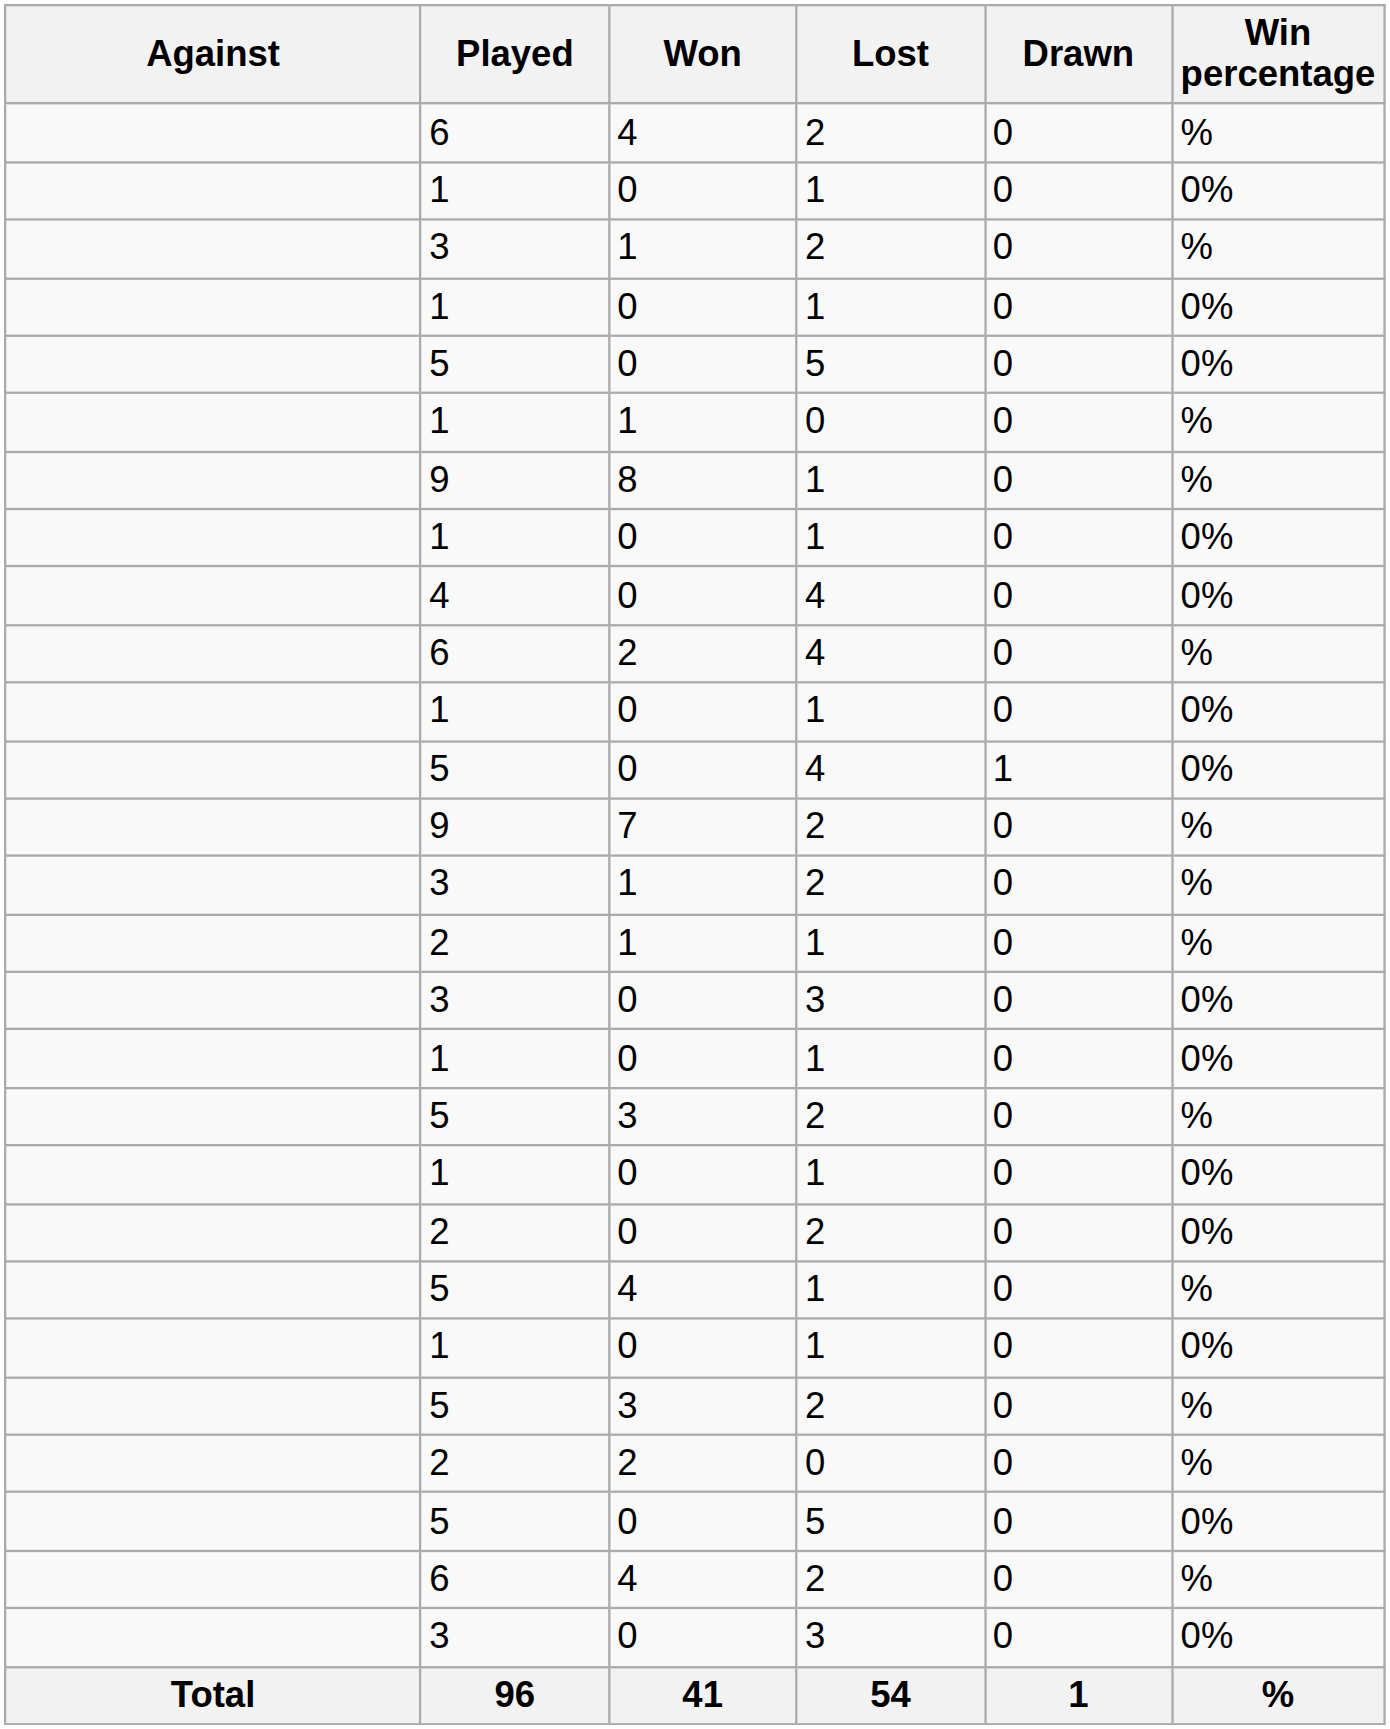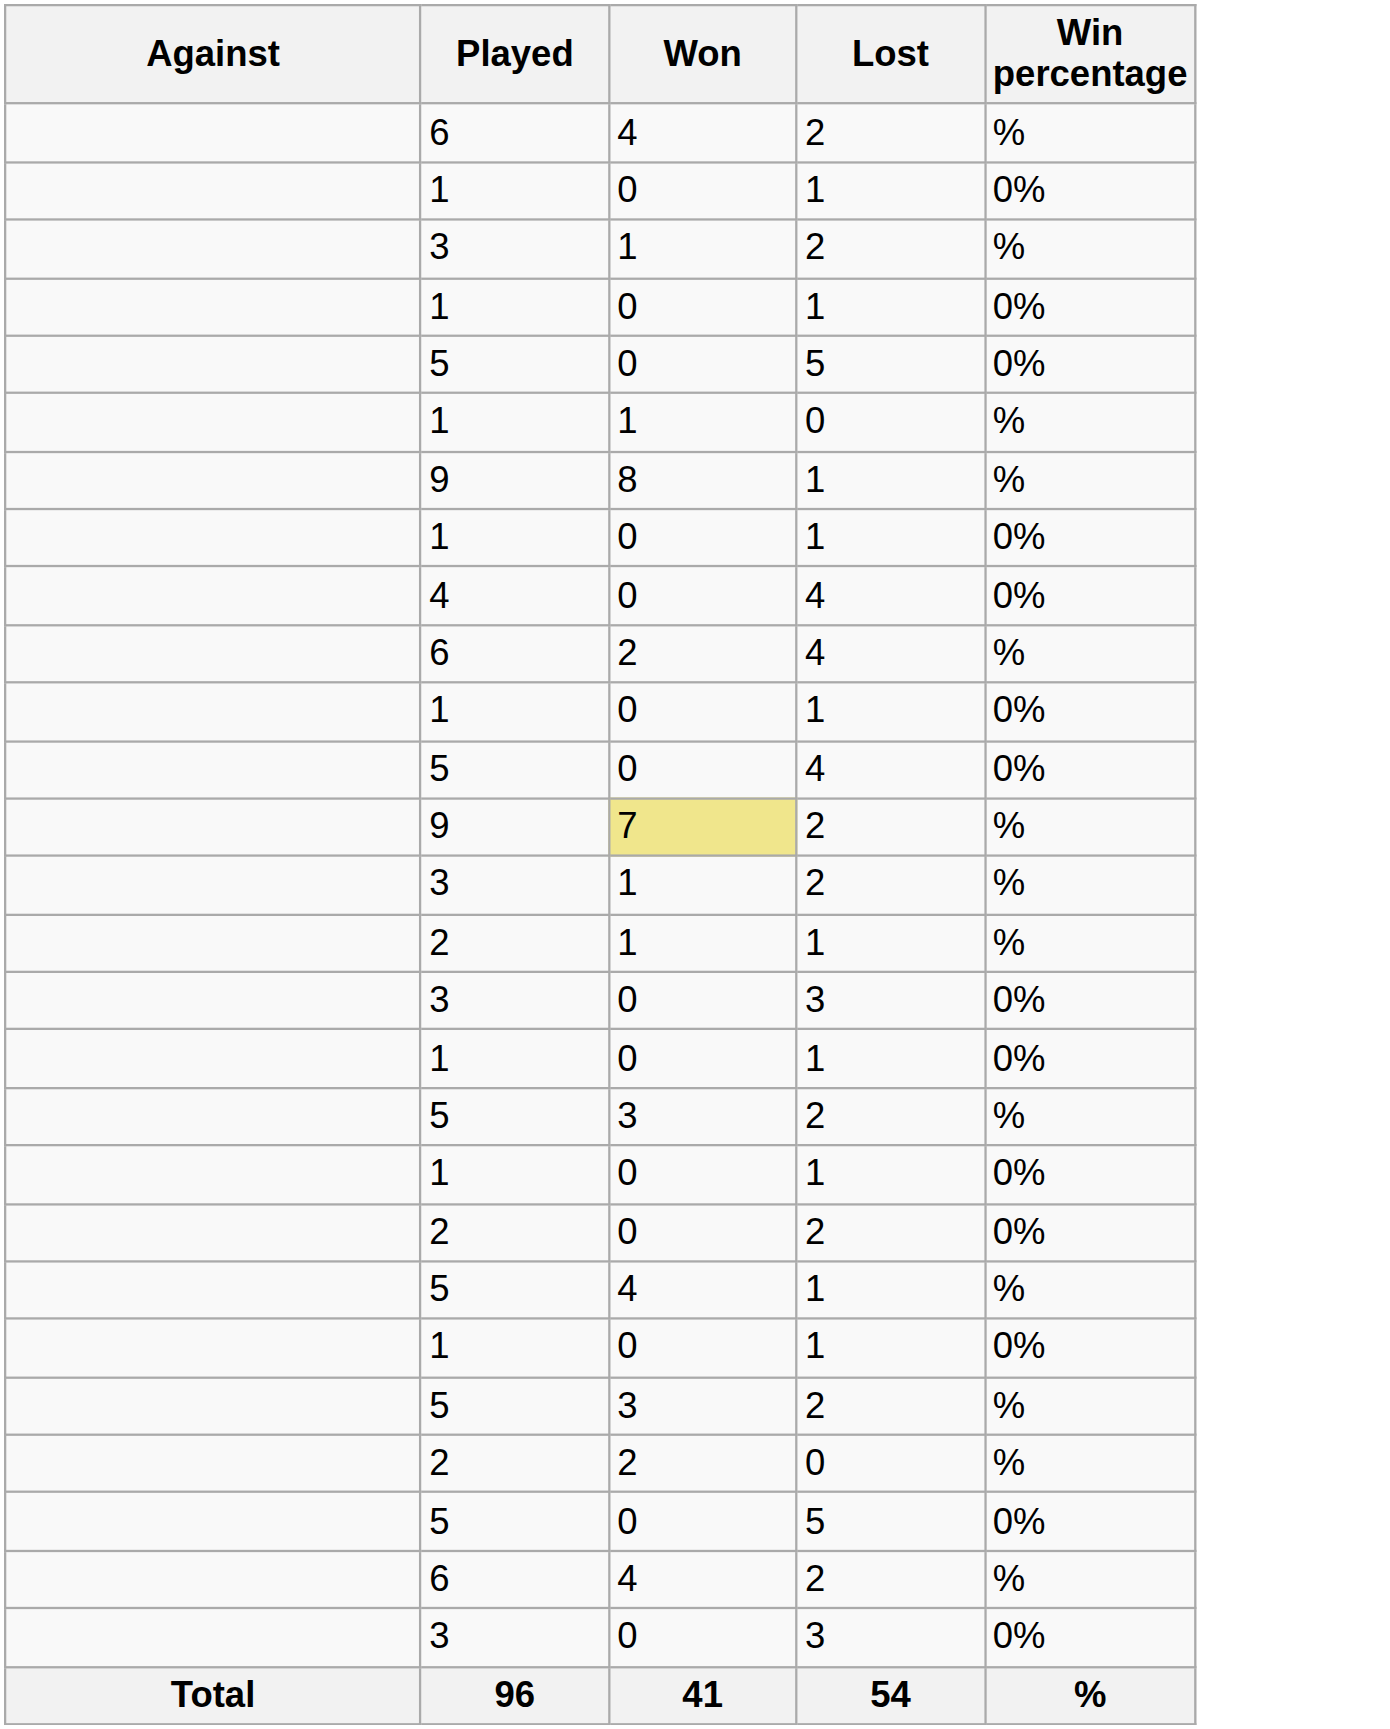- column: (1078, 53)
(627, 826) no background -> (627, 826) khaki background
